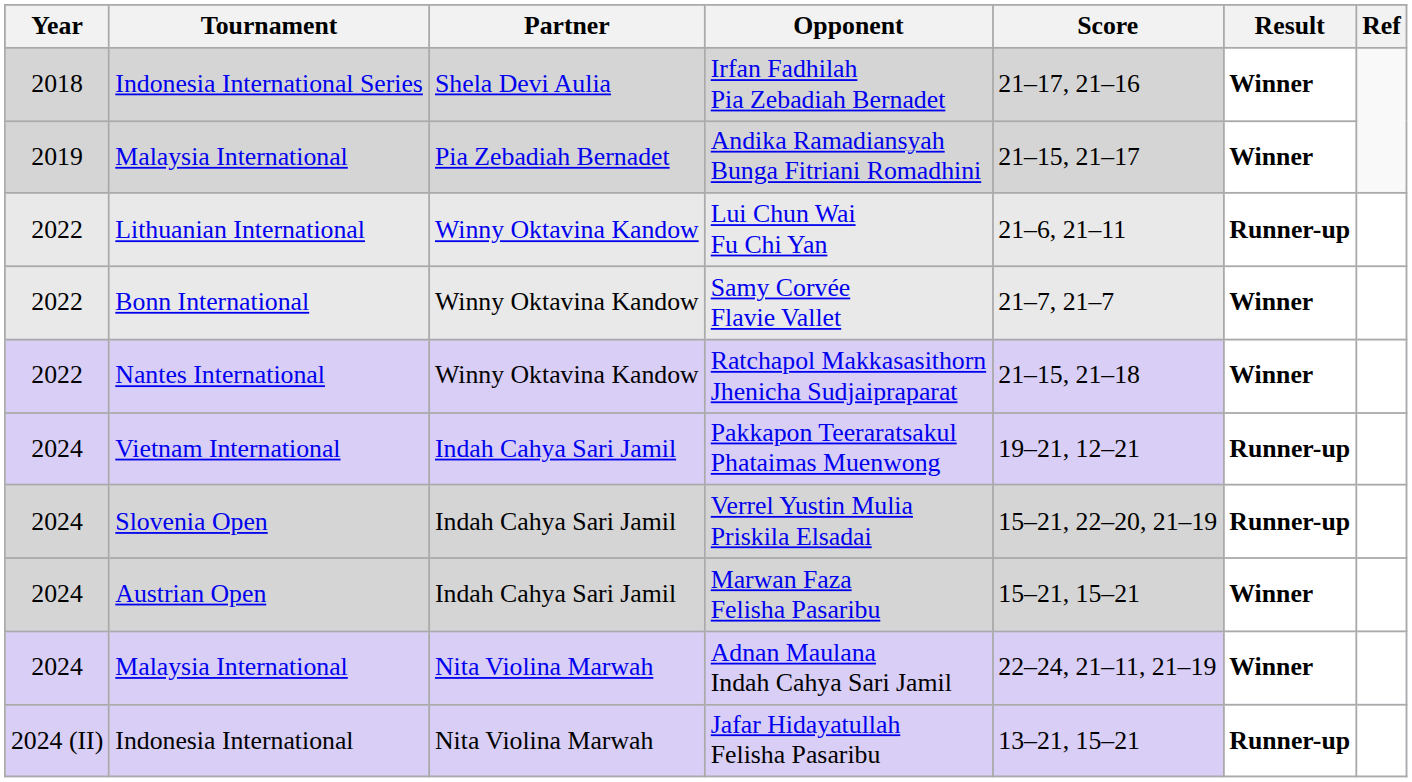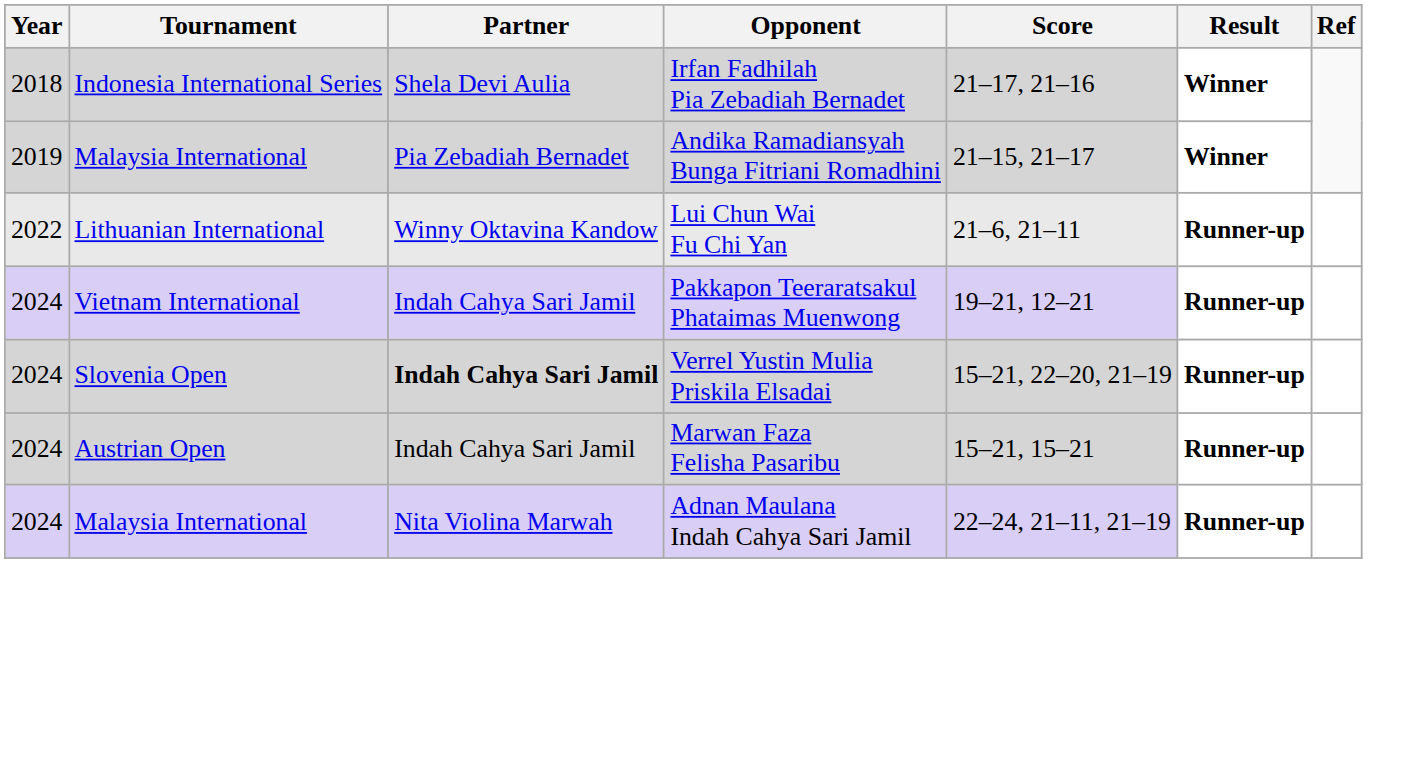- row: (780, 302)
- row: (848, 375)
(556, 521) normal -> (526, 375) bold
(1271, 594) Winner -> (1244, 448) Runner-up
(1271, 667) Winner -> (1244, 521) Runner-up
- row: (806, 740)
